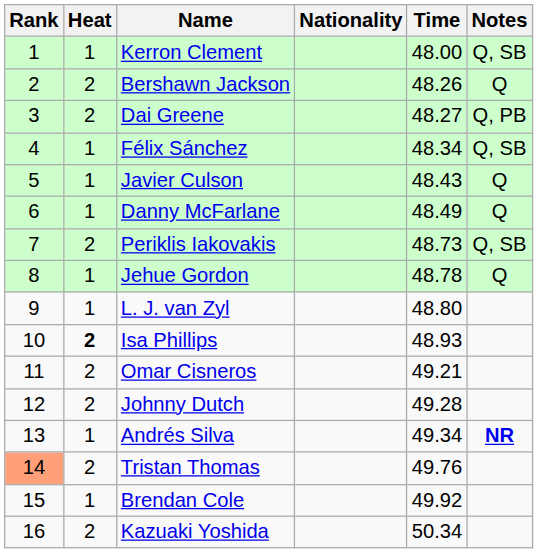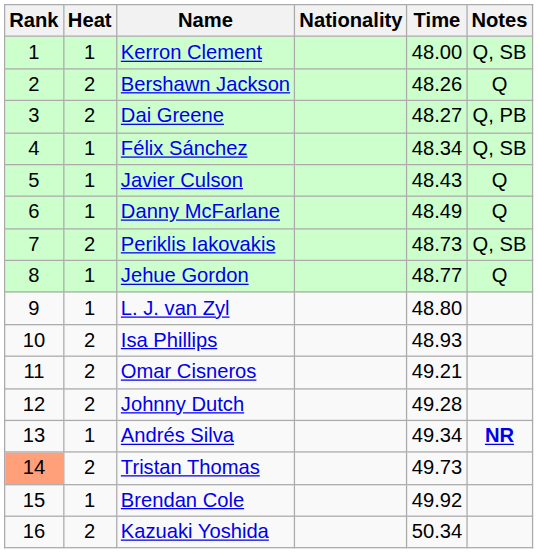(437, 276) 48.78 -> (437, 276) 48.77
(90, 340) bold -> (90, 340) normal
(437, 468) 49.76 -> (437, 468) 49.73
